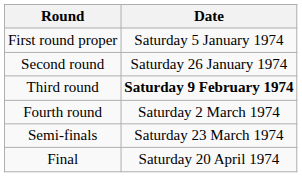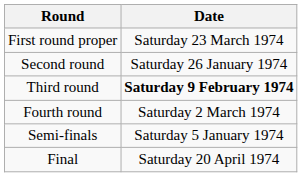(209, 40) Saturday 5 January 1974 -> (209, 40) Saturday 23 March 1974
(209, 135) Saturday 23 March 1974 -> (209, 135) Saturday 5 January 1974
